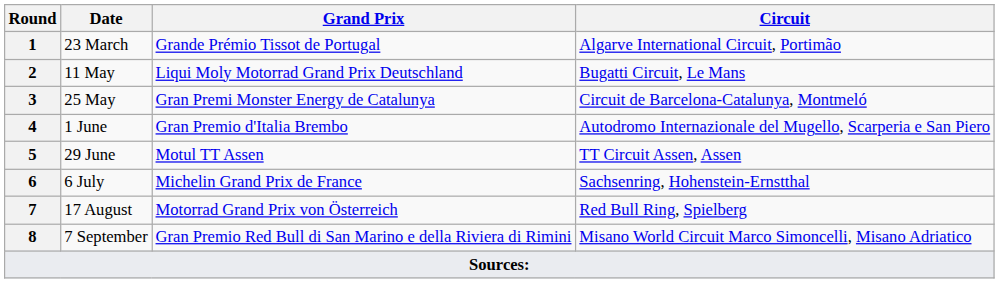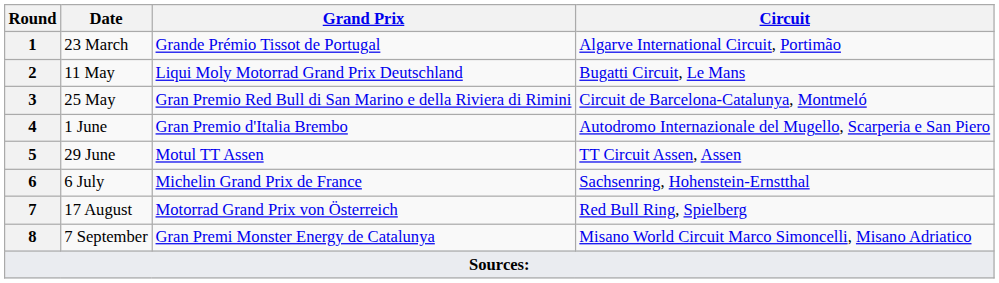(295, 99) Gran Premi Monster Energy de Catalunya -> (364, 99) Gran Premio Red Bull di San Marino e della Riviera di Rimini
(364, 236) Gran Premio Red Bull di San Marino e della Riviera di Rimini -> (295, 236) Gran Premi Monster Energy de Catalunya
